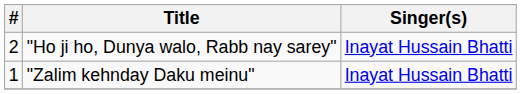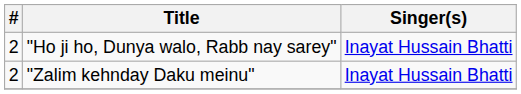(14, 74) 1 -> (14, 74) 2
